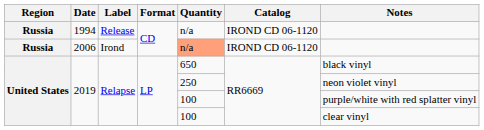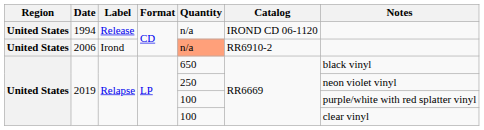(38, 30) Russia -> (38, 30) United States
(38, 47) Russia -> (38, 47) United States
(272, 47) IROND CD 06-1120 -> (250, 47) RR6910-2
